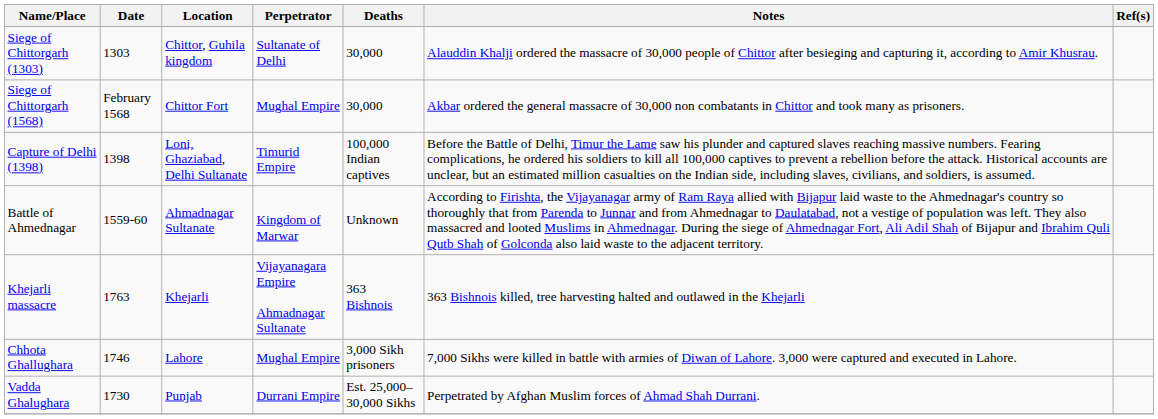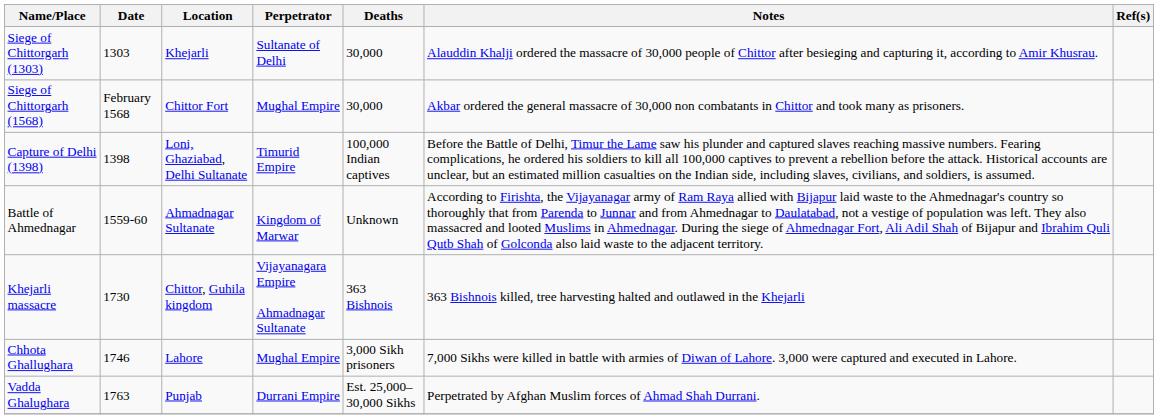(205, 53) Chittor, Guhila kingdom -> (187, 53) Khejarli
(116, 297) 1763 -> (116, 297) 1730
(187, 297) Khejarli -> (205, 297) Chittor, Guhila kingdom
(116, 395) 1730 -> (116, 395) 1763
